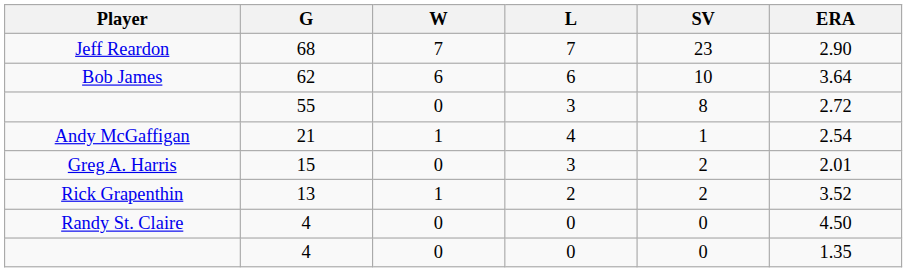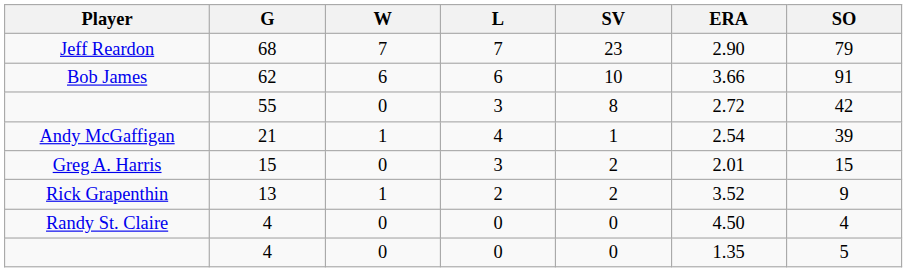+ column: (844, 19)
(836, 77) 3.64 -> (729, 77) 3.66
